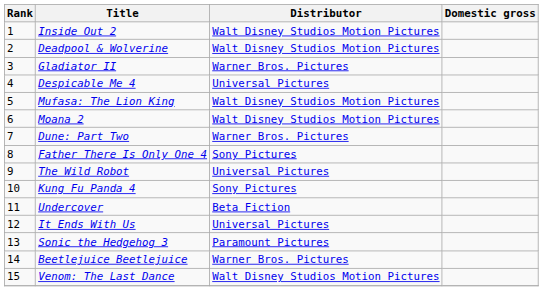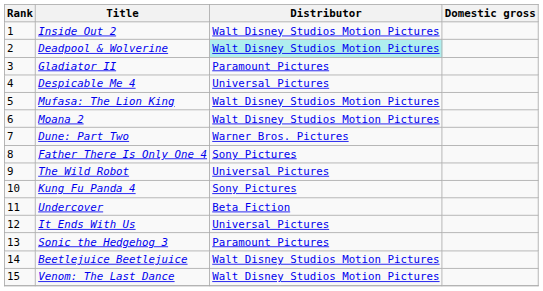(326, 48) no background -> (326, 48) paleturquoise background
(280, 66) Warner Bros. Pictures -> (271, 66) Paramount Pictures
(280, 259) Warner Bros. Pictures -> (326, 259) Walt Disney Studios Motion Pictures
